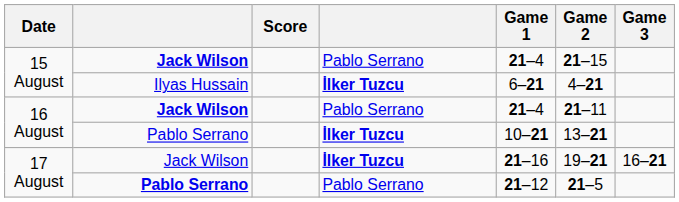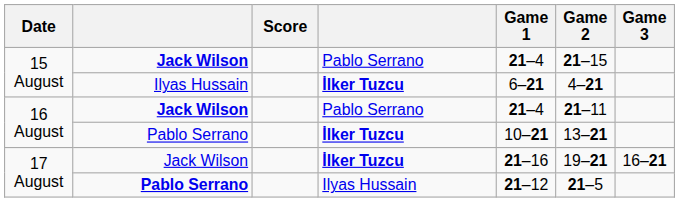(373, 185) Pablo Serrano -> (369, 185) Ilyas Hussain
